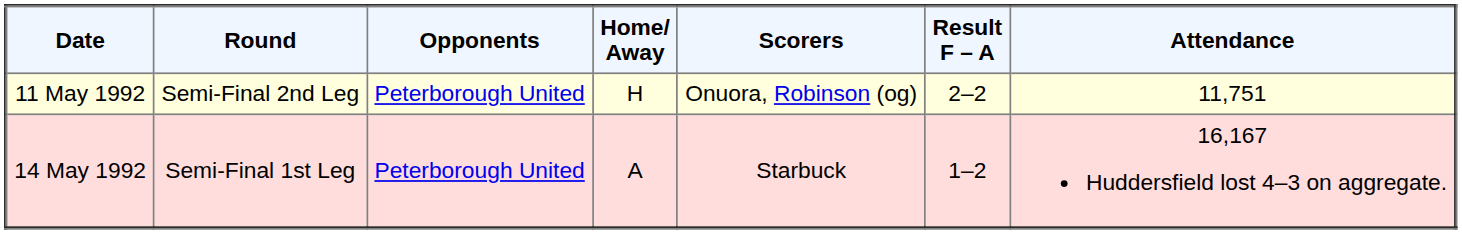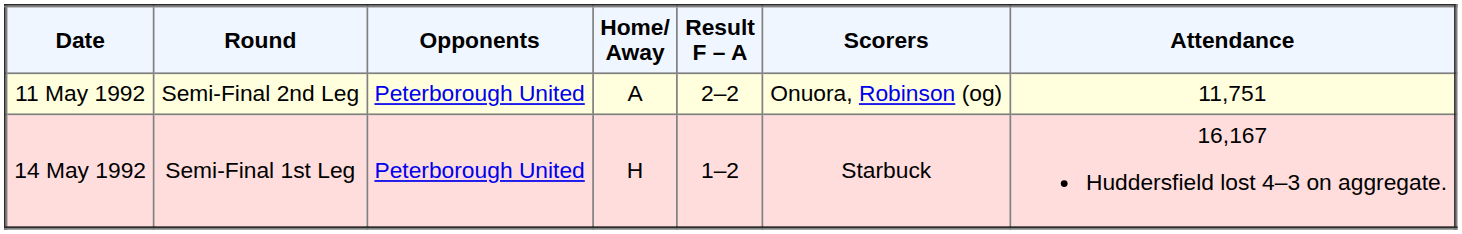columns swapped: (967, 40) <-> (801, 40)
(635, 94) H -> (635, 94) A
(635, 170) A -> (635, 170) H
